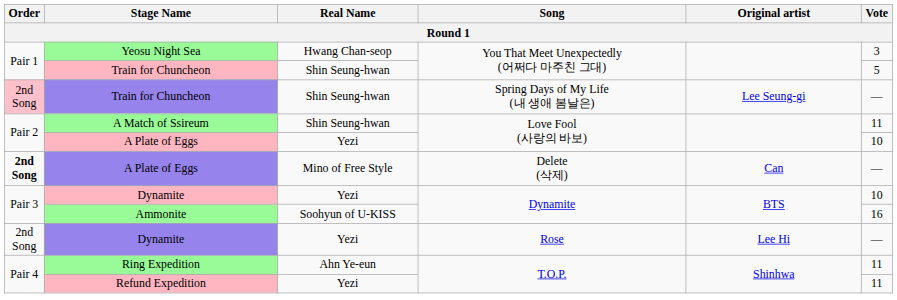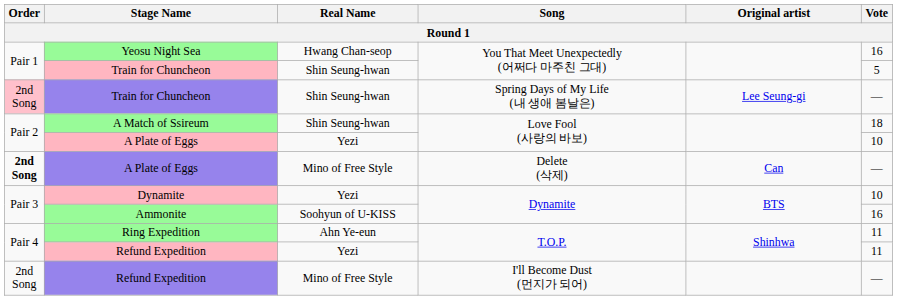(877, 51) 3 -> (877, 51) 16
(877, 123) 11 -> (877, 123) 18
- row: (161, 239)
+ row: (161, 278)
